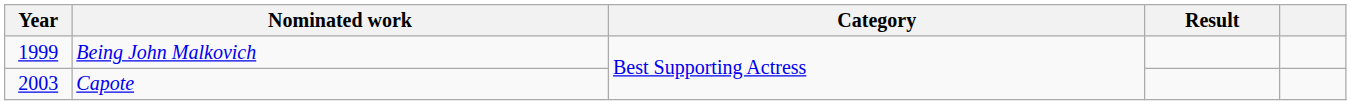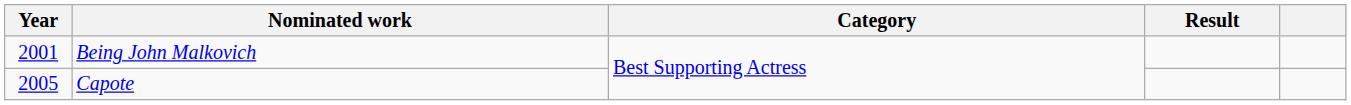(38, 52) 1999 -> (38, 52) 2001
(38, 83) 2003 -> (38, 83) 2005
